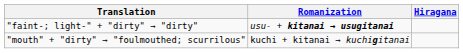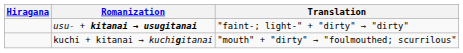columns swapped: (435, 12) <-> (126, 12)
